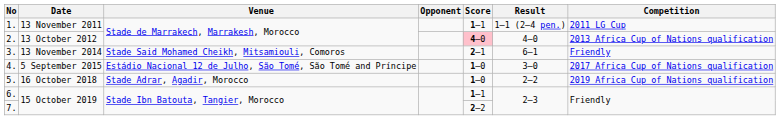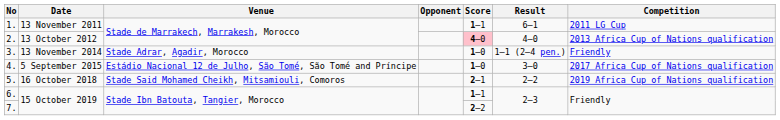(530, 25) 1–1 (2–4 pen.) -> (530, 25) 6–1
(226, 53) Stade Said Mohamed Cheikh, Mitsamiouli, Comoros -> (177, 53) Stade Adrar, Agadir, Morocco
(478, 53) 2–1 -> (478, 53) 1–0
(530, 53) 6–1 -> (530, 53) 1–1 (2–4 pen.)
(177, 80) Stade Adrar, Agadir, Morocco -> (226, 80) Stade Said Mohamed Cheikh, Mitsamiouli, Comoros
(478, 80) 1–0 -> (478, 80) 2–1
